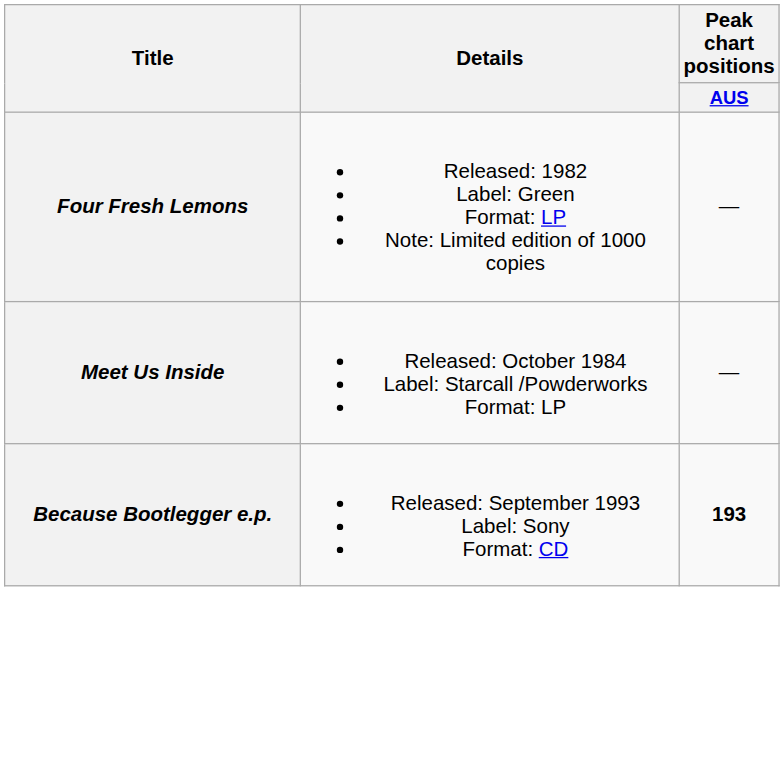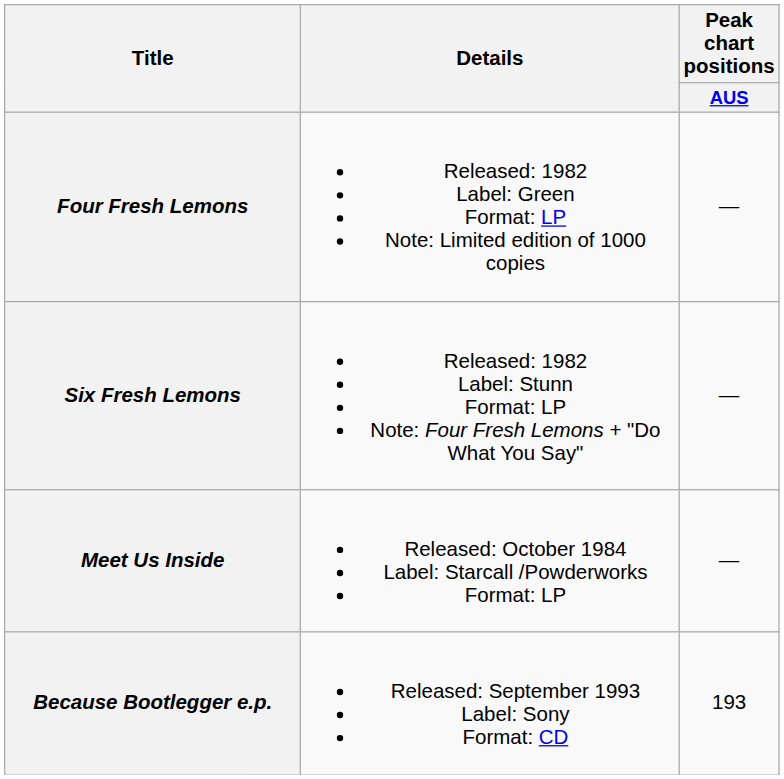+ row: (153, 395)
(729, 514) bold -> (729, 703) normal
